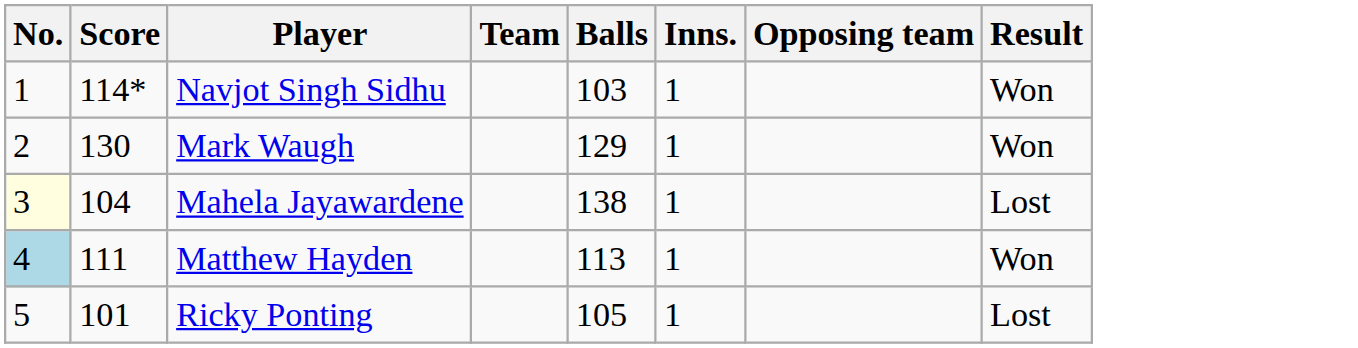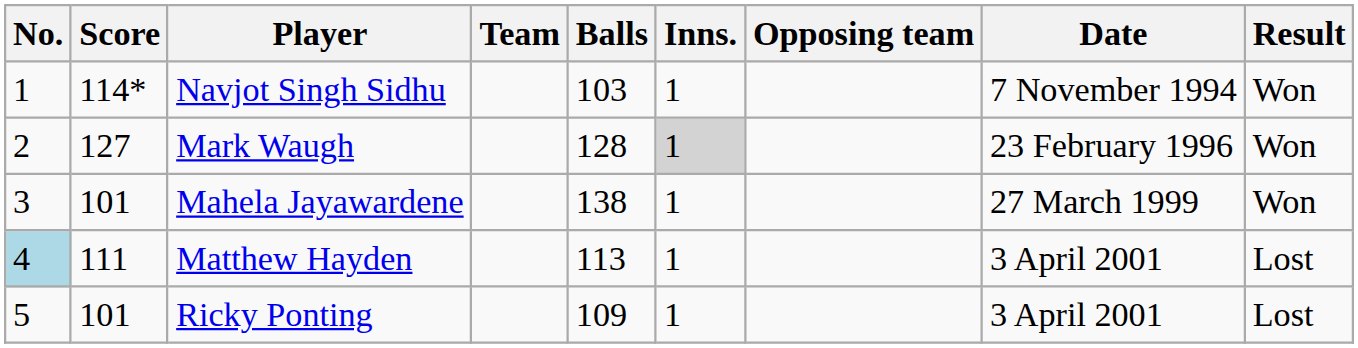+ column: (1113, 32)
(105, 145) 130 -> (105, 145) 127
(601, 145) 129 -> (601, 145) 128
(672, 145) no background -> (672, 145) lightgrey background
(22, 202) lightyellow background -> (22, 202) no background
(105, 202) 104 -> (105, 202) 101
(1020, 202) Lost -> (1285, 202) Won
(1022, 258) Won -> (1283, 258) Lost
(601, 314) 105 -> (601, 314) 109
